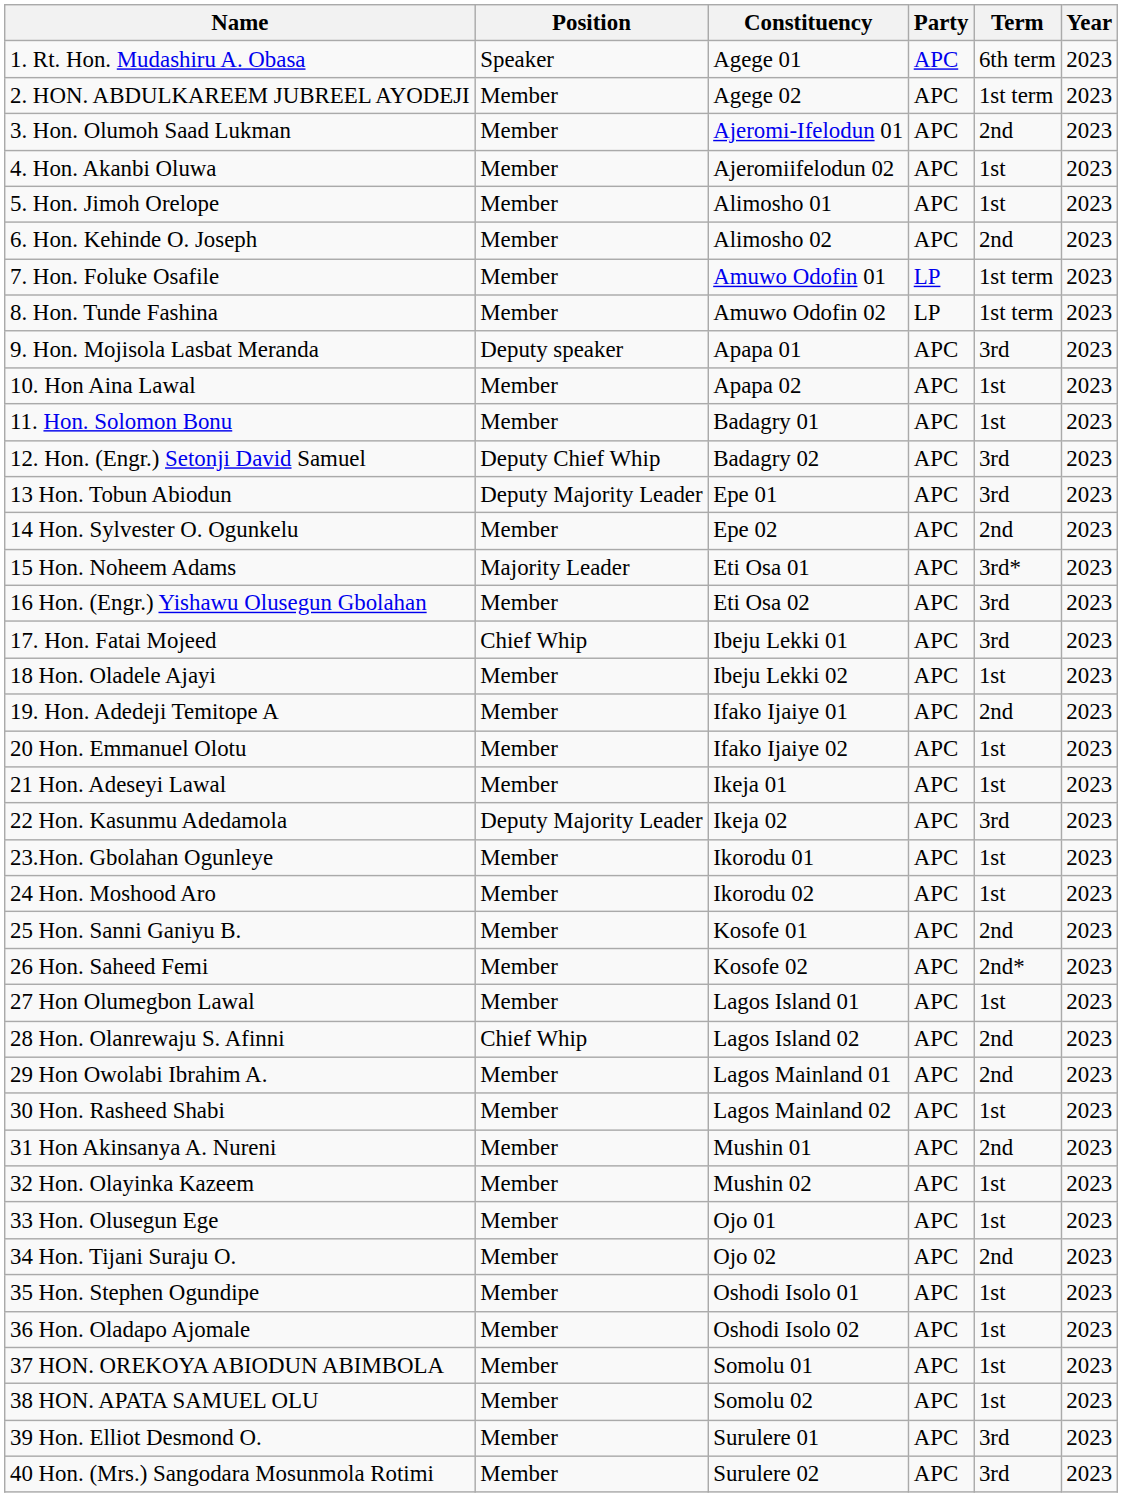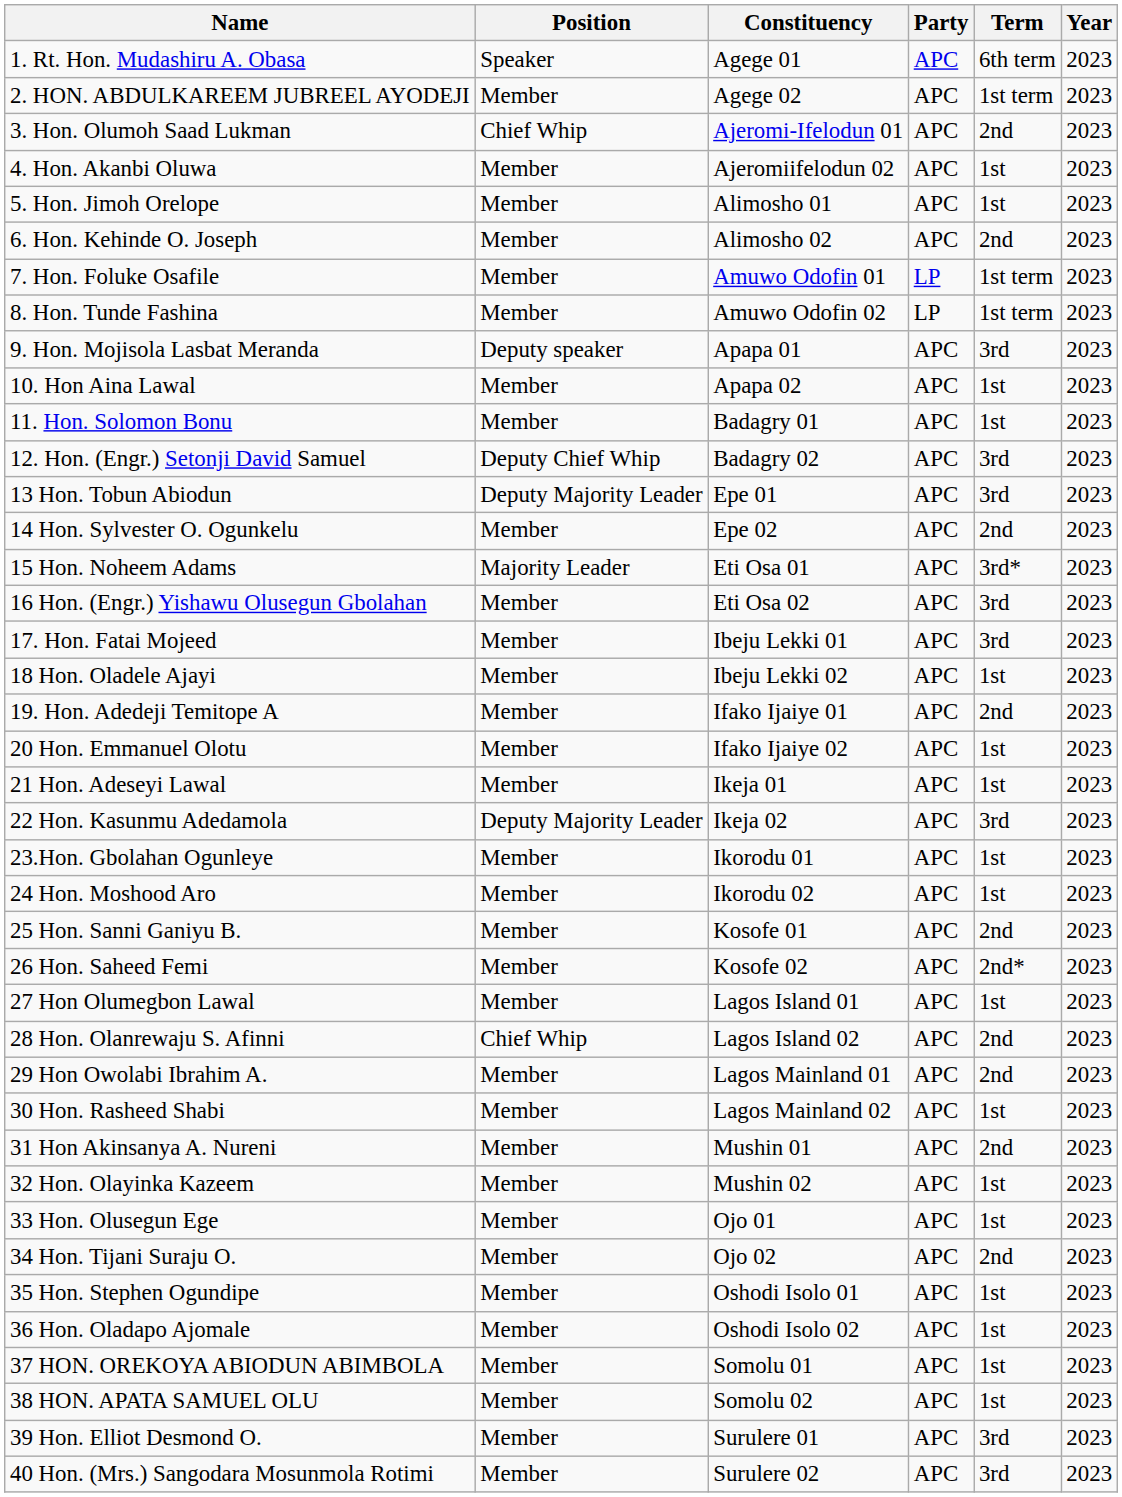(519, 131) Member -> (534, 131) Chief Whip
(534, 639) Chief Whip -> (519, 639) Member
